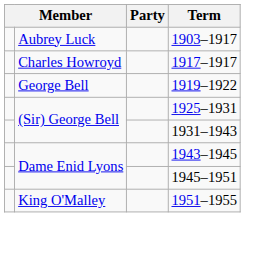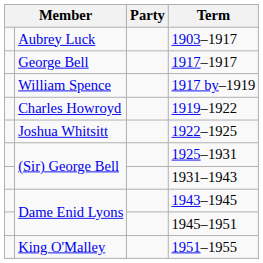(70, 62) Charles Howroyd -> (53, 62) George Bell
+ row: (213, 85)
(53, 85) George Bell -> (70, 108) Charles Howroyd
+ row: (204, 131)
